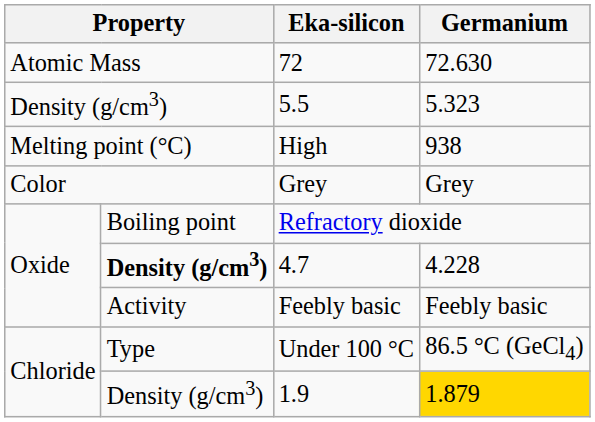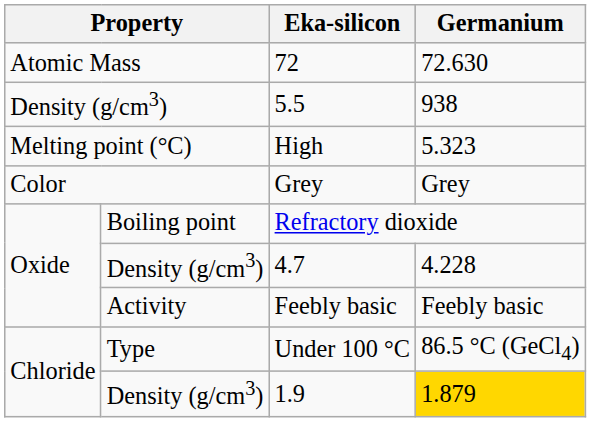(453, 104) 5.323 -> (439, 104) 938
(443, 146) 938 -> (449, 146) 5.323
(187, 265) bold -> (185, 265) normal
